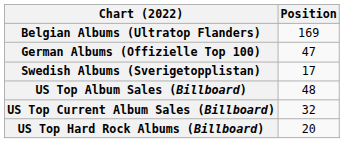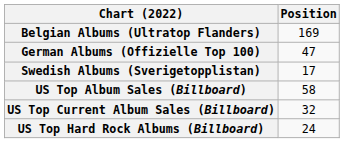(309, 90) 48 -> (309, 90) 58
(309, 128) 20 -> (309, 128) 24
